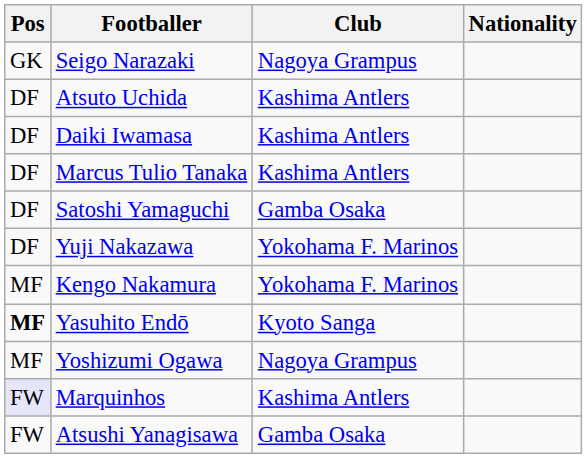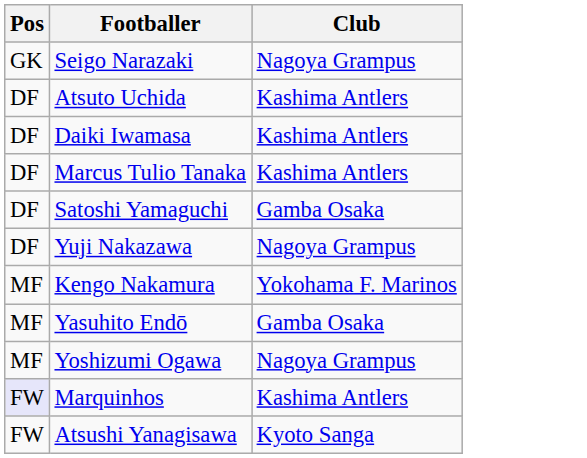- column: (523, 23)
(358, 247) Yokohama F. Marinos -> (336, 247) Nagoya Grampus
(28, 322) bold -> (26, 322) normal
(317, 322) Kyoto Sanga -> (320, 322) Gamba Osaka
(322, 434) Gamba Osaka -> (315, 434) Kyoto Sanga
